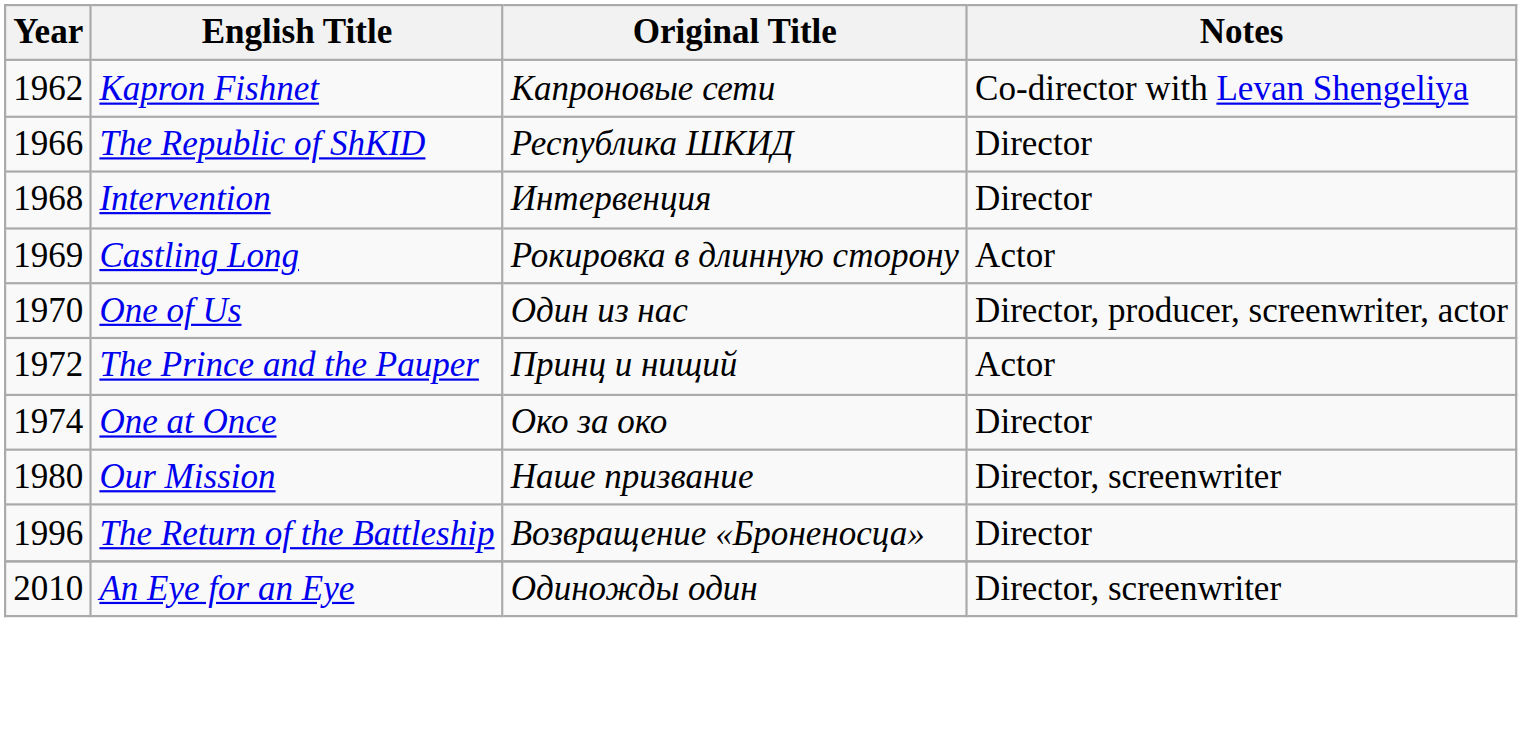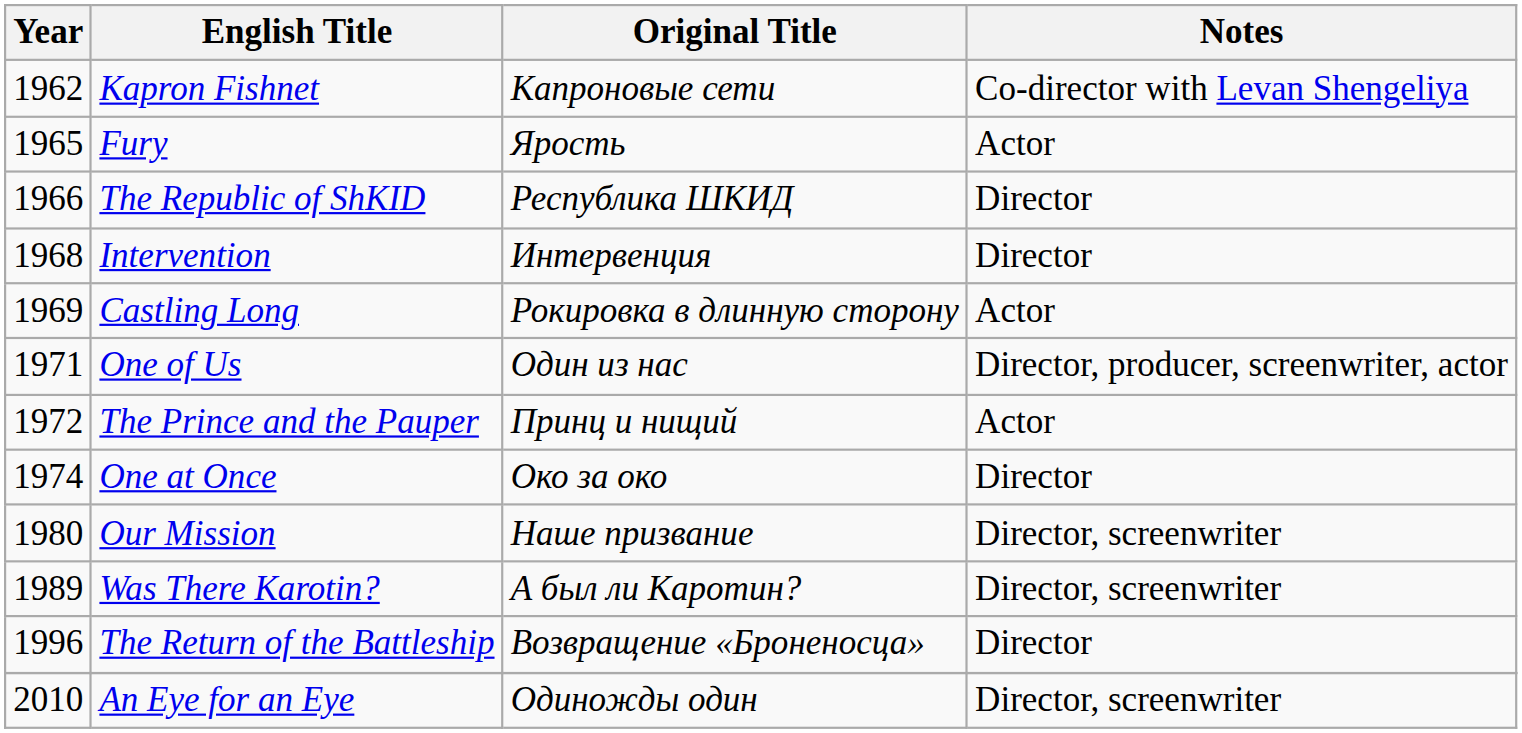+ row: (133, 143)
(48, 310) 1970 -> (48, 365) 1971
+ row: (240, 587)
